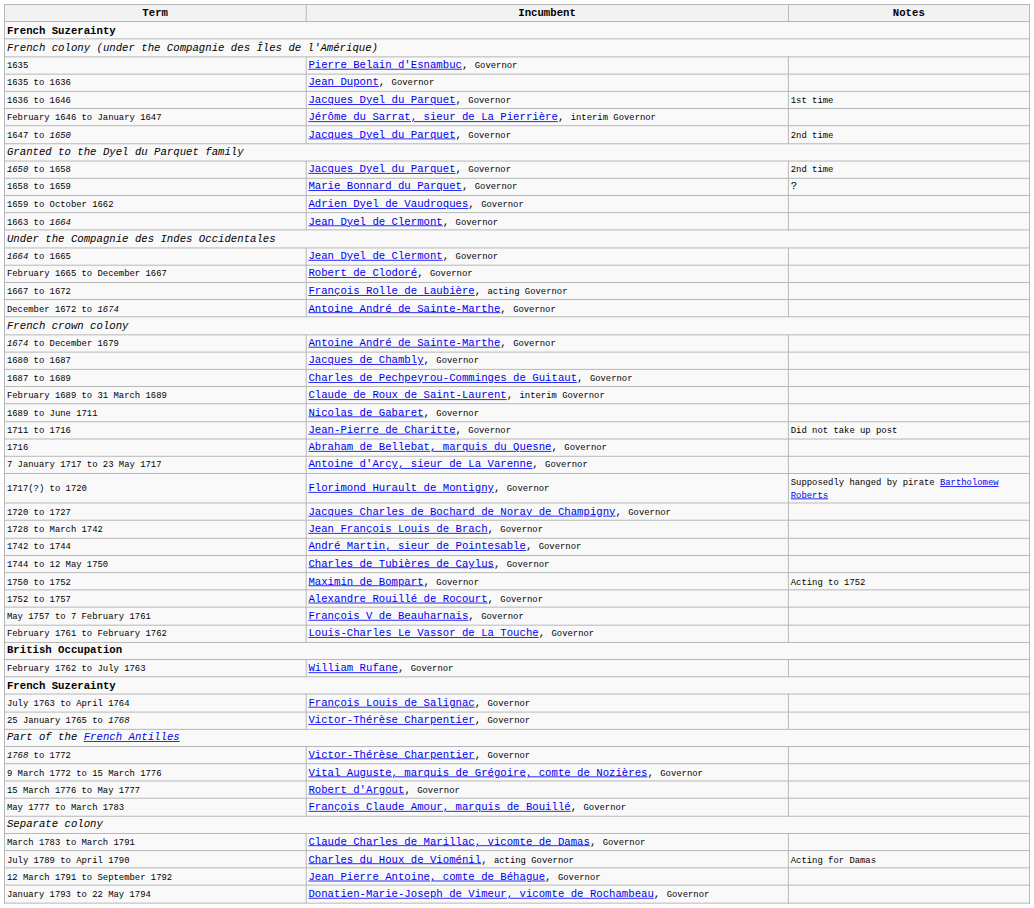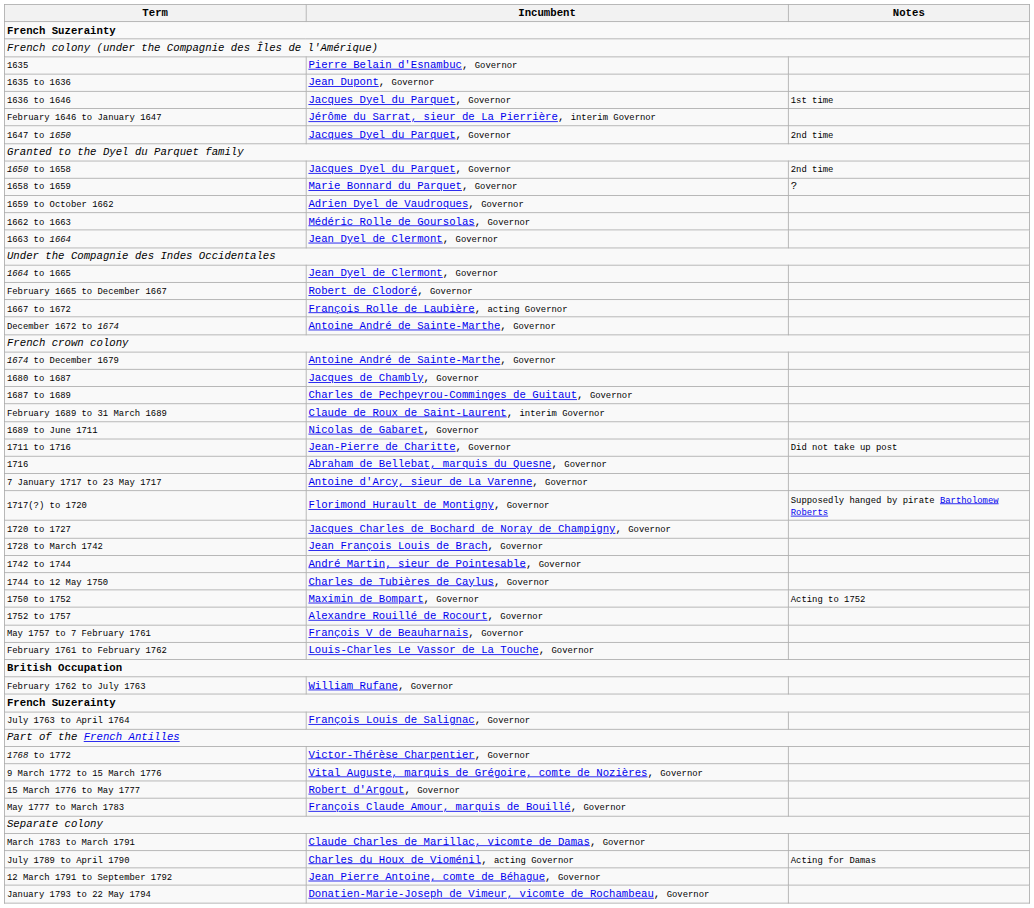+ row: (39, 222)
- row: (68, 721)
